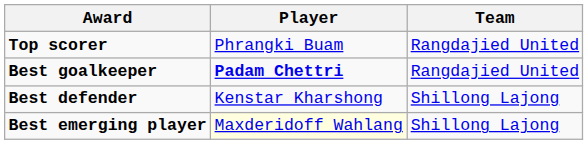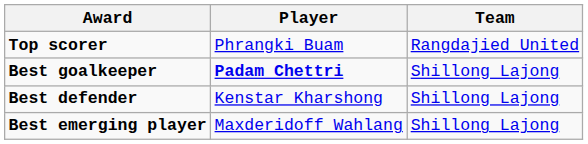(495, 72) Rangdajied United -> (485, 72) Shillong Lajong
(309, 126) lightyellow background -> (309, 126) no background
